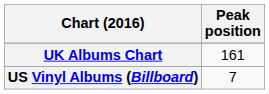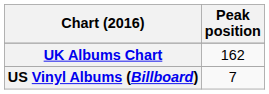(233, 54) 161 -> (233, 54) 162
